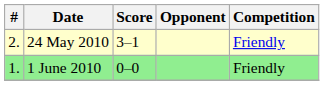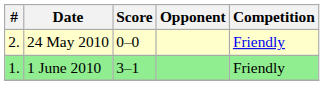(128, 42) 3–1 -> (128, 42) 0–0
(128, 67) 0–0 -> (128, 67) 3–1
